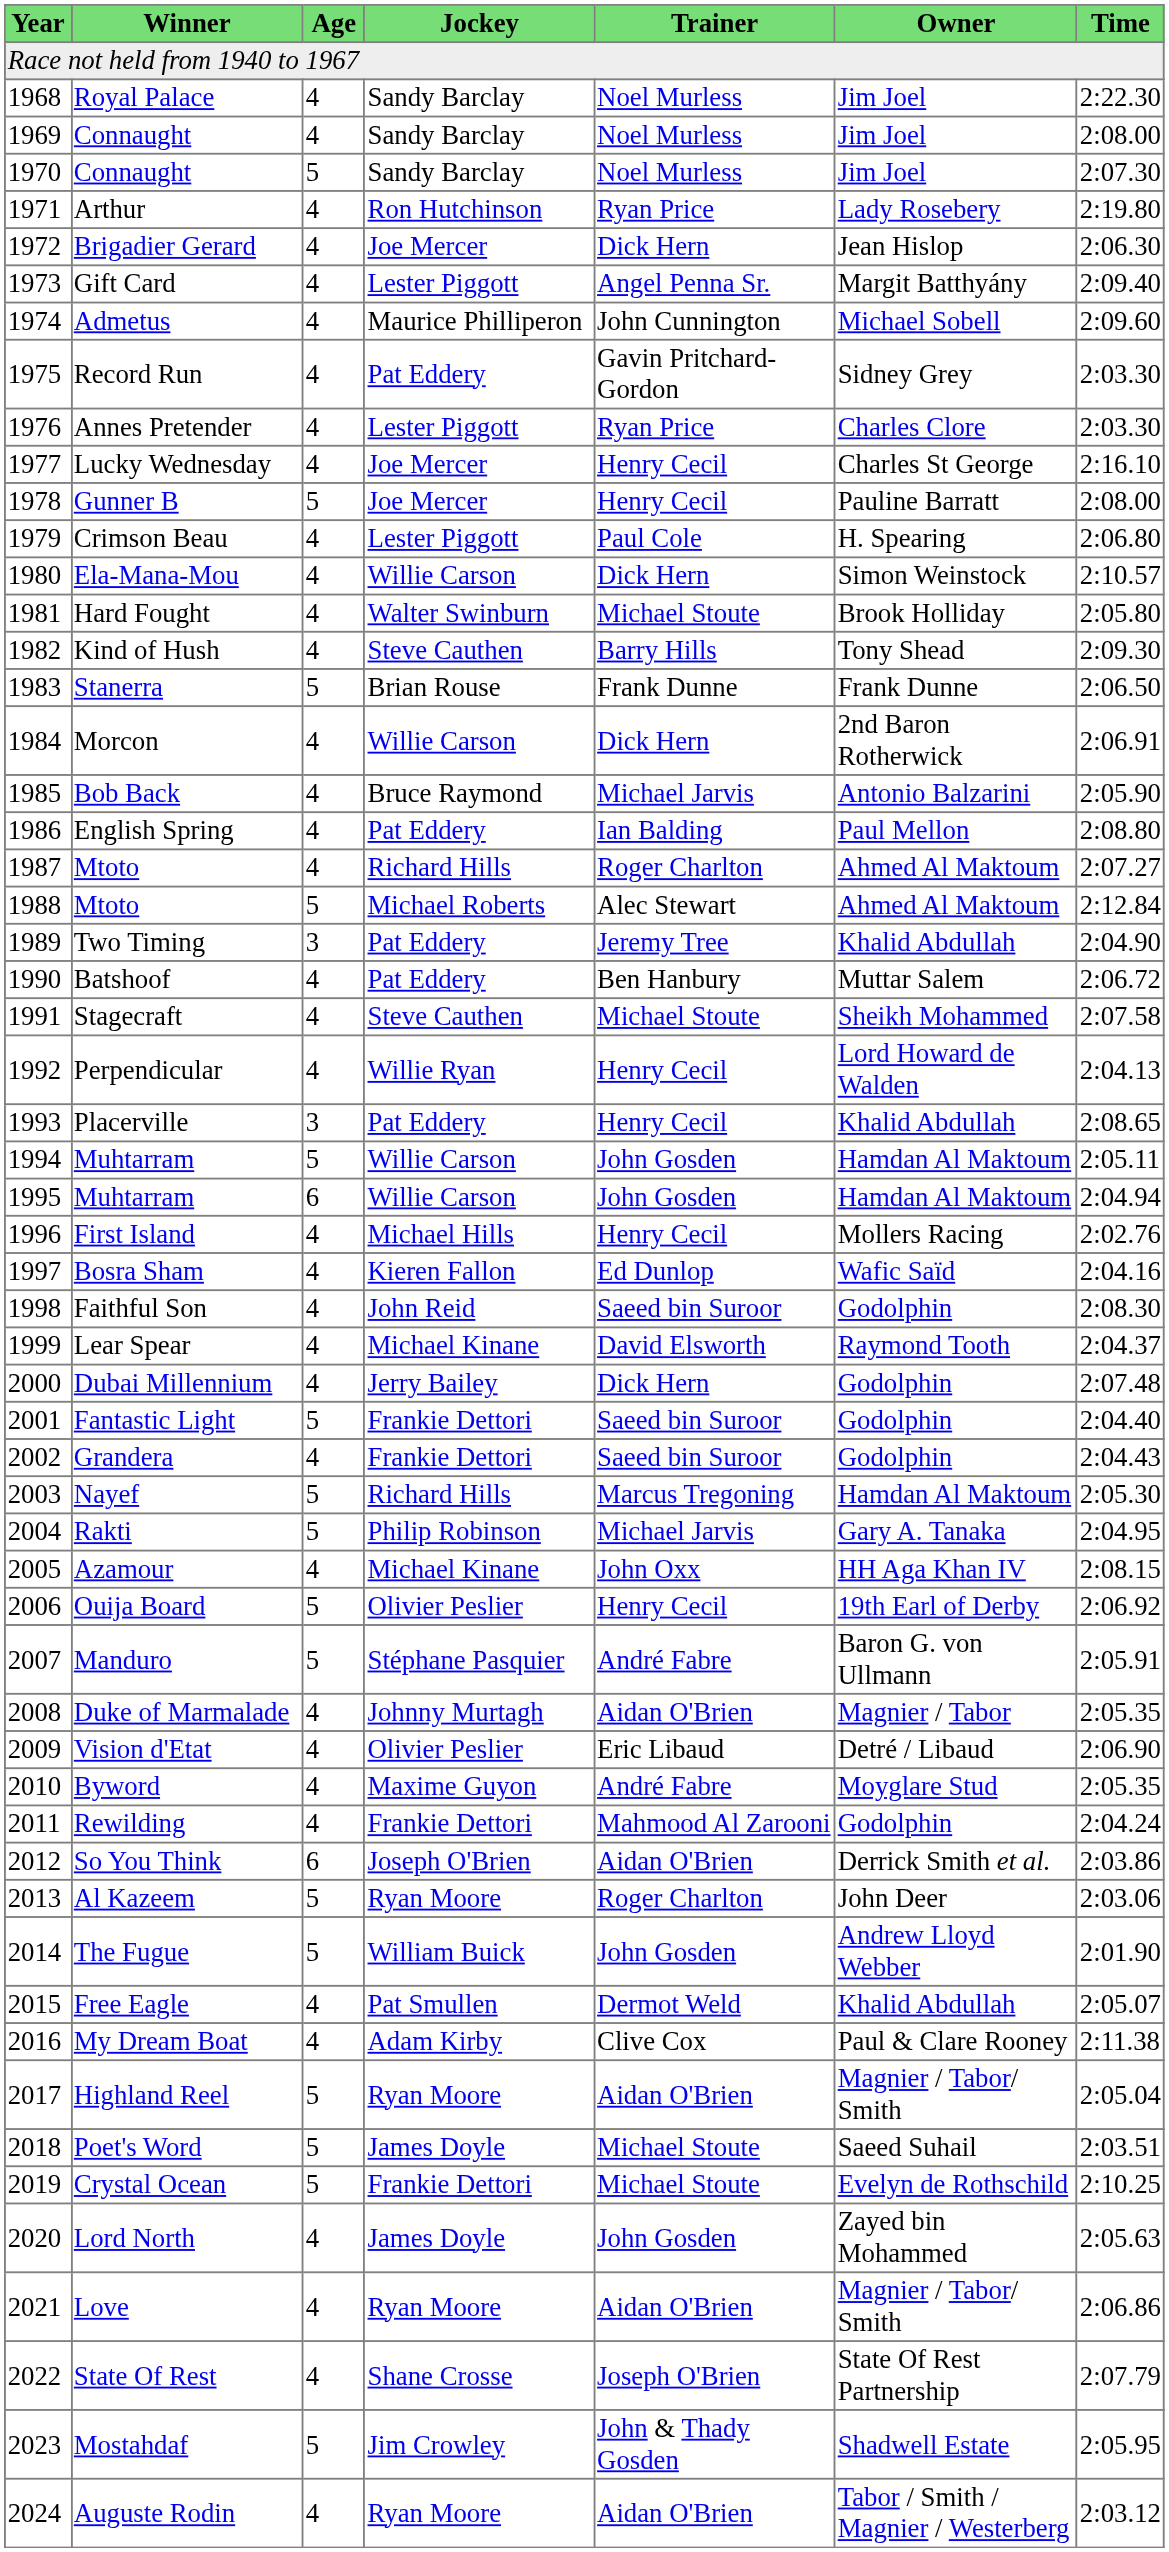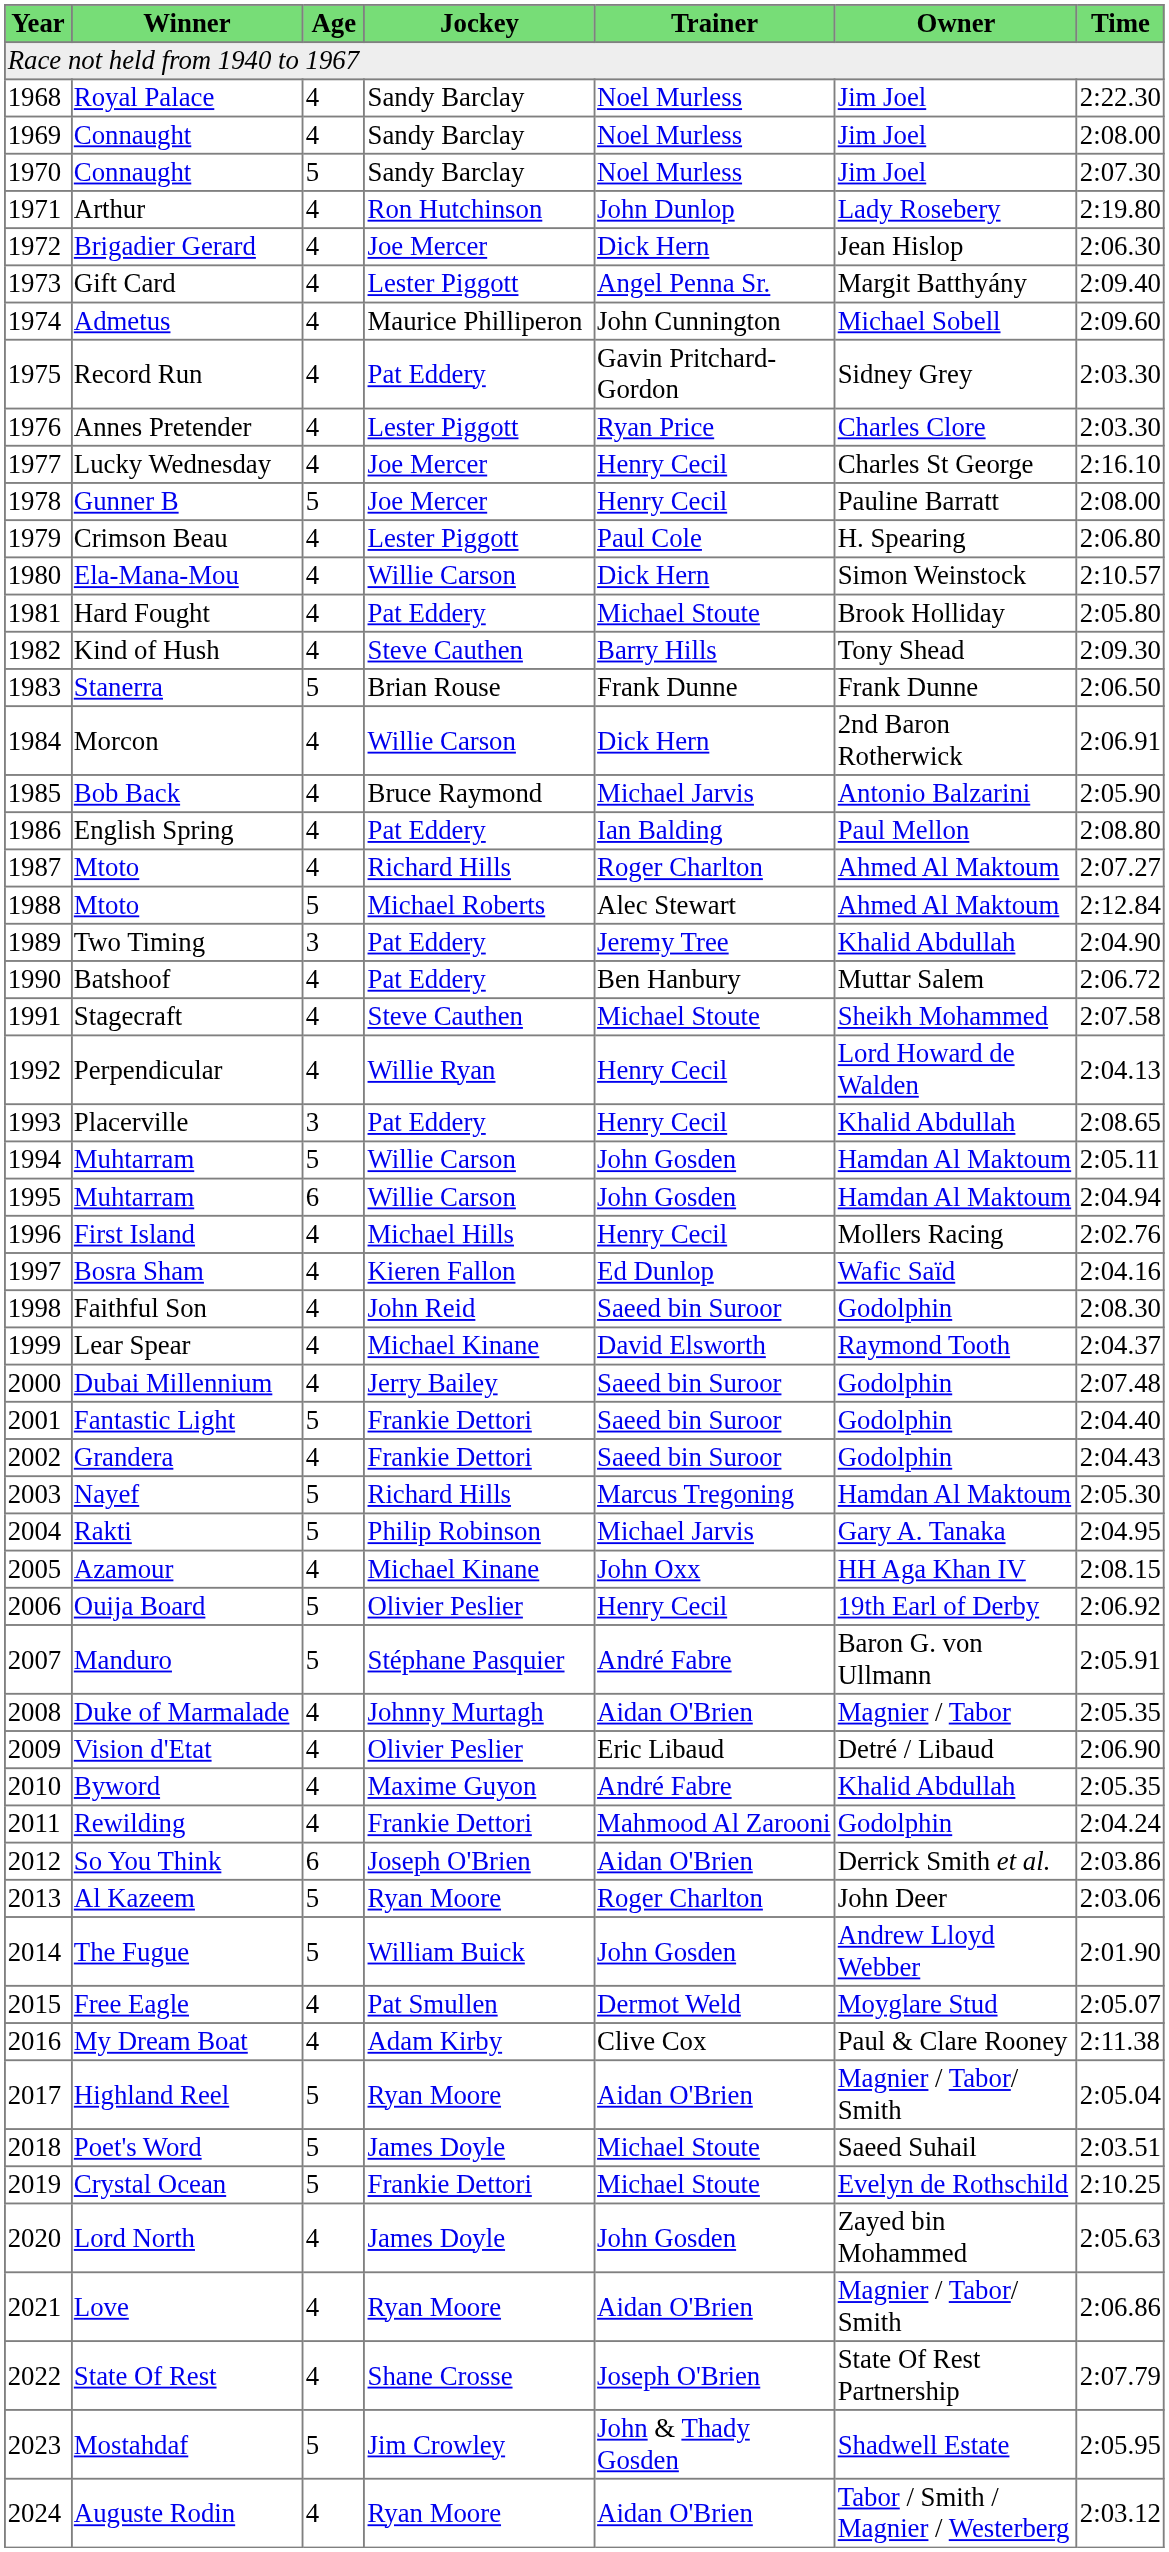(656, 209) Ryan Price -> (666, 209) John Dunlop
(458, 612) Walter Swinburn -> (427, 612) Pat Eddery
(653, 1382) Dick Hern -> (689, 1382) Saeed bin Suroor
(918, 1786) Moyglare Stud -> (927, 1786) Khalid Abdullah
(927, 2004) Khalid Abdullah -> (918, 2004) Moyglare Stud
